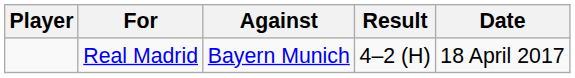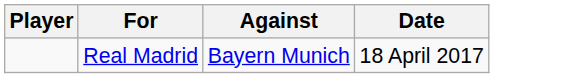- column: (395, 21)
